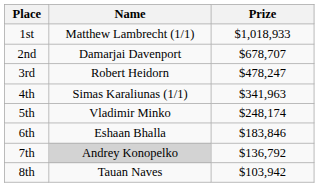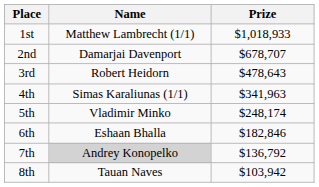(263, 73) $478,247 -> (263, 73) $478,643
(263, 133) $183,846 -> (263, 133) $182,846
